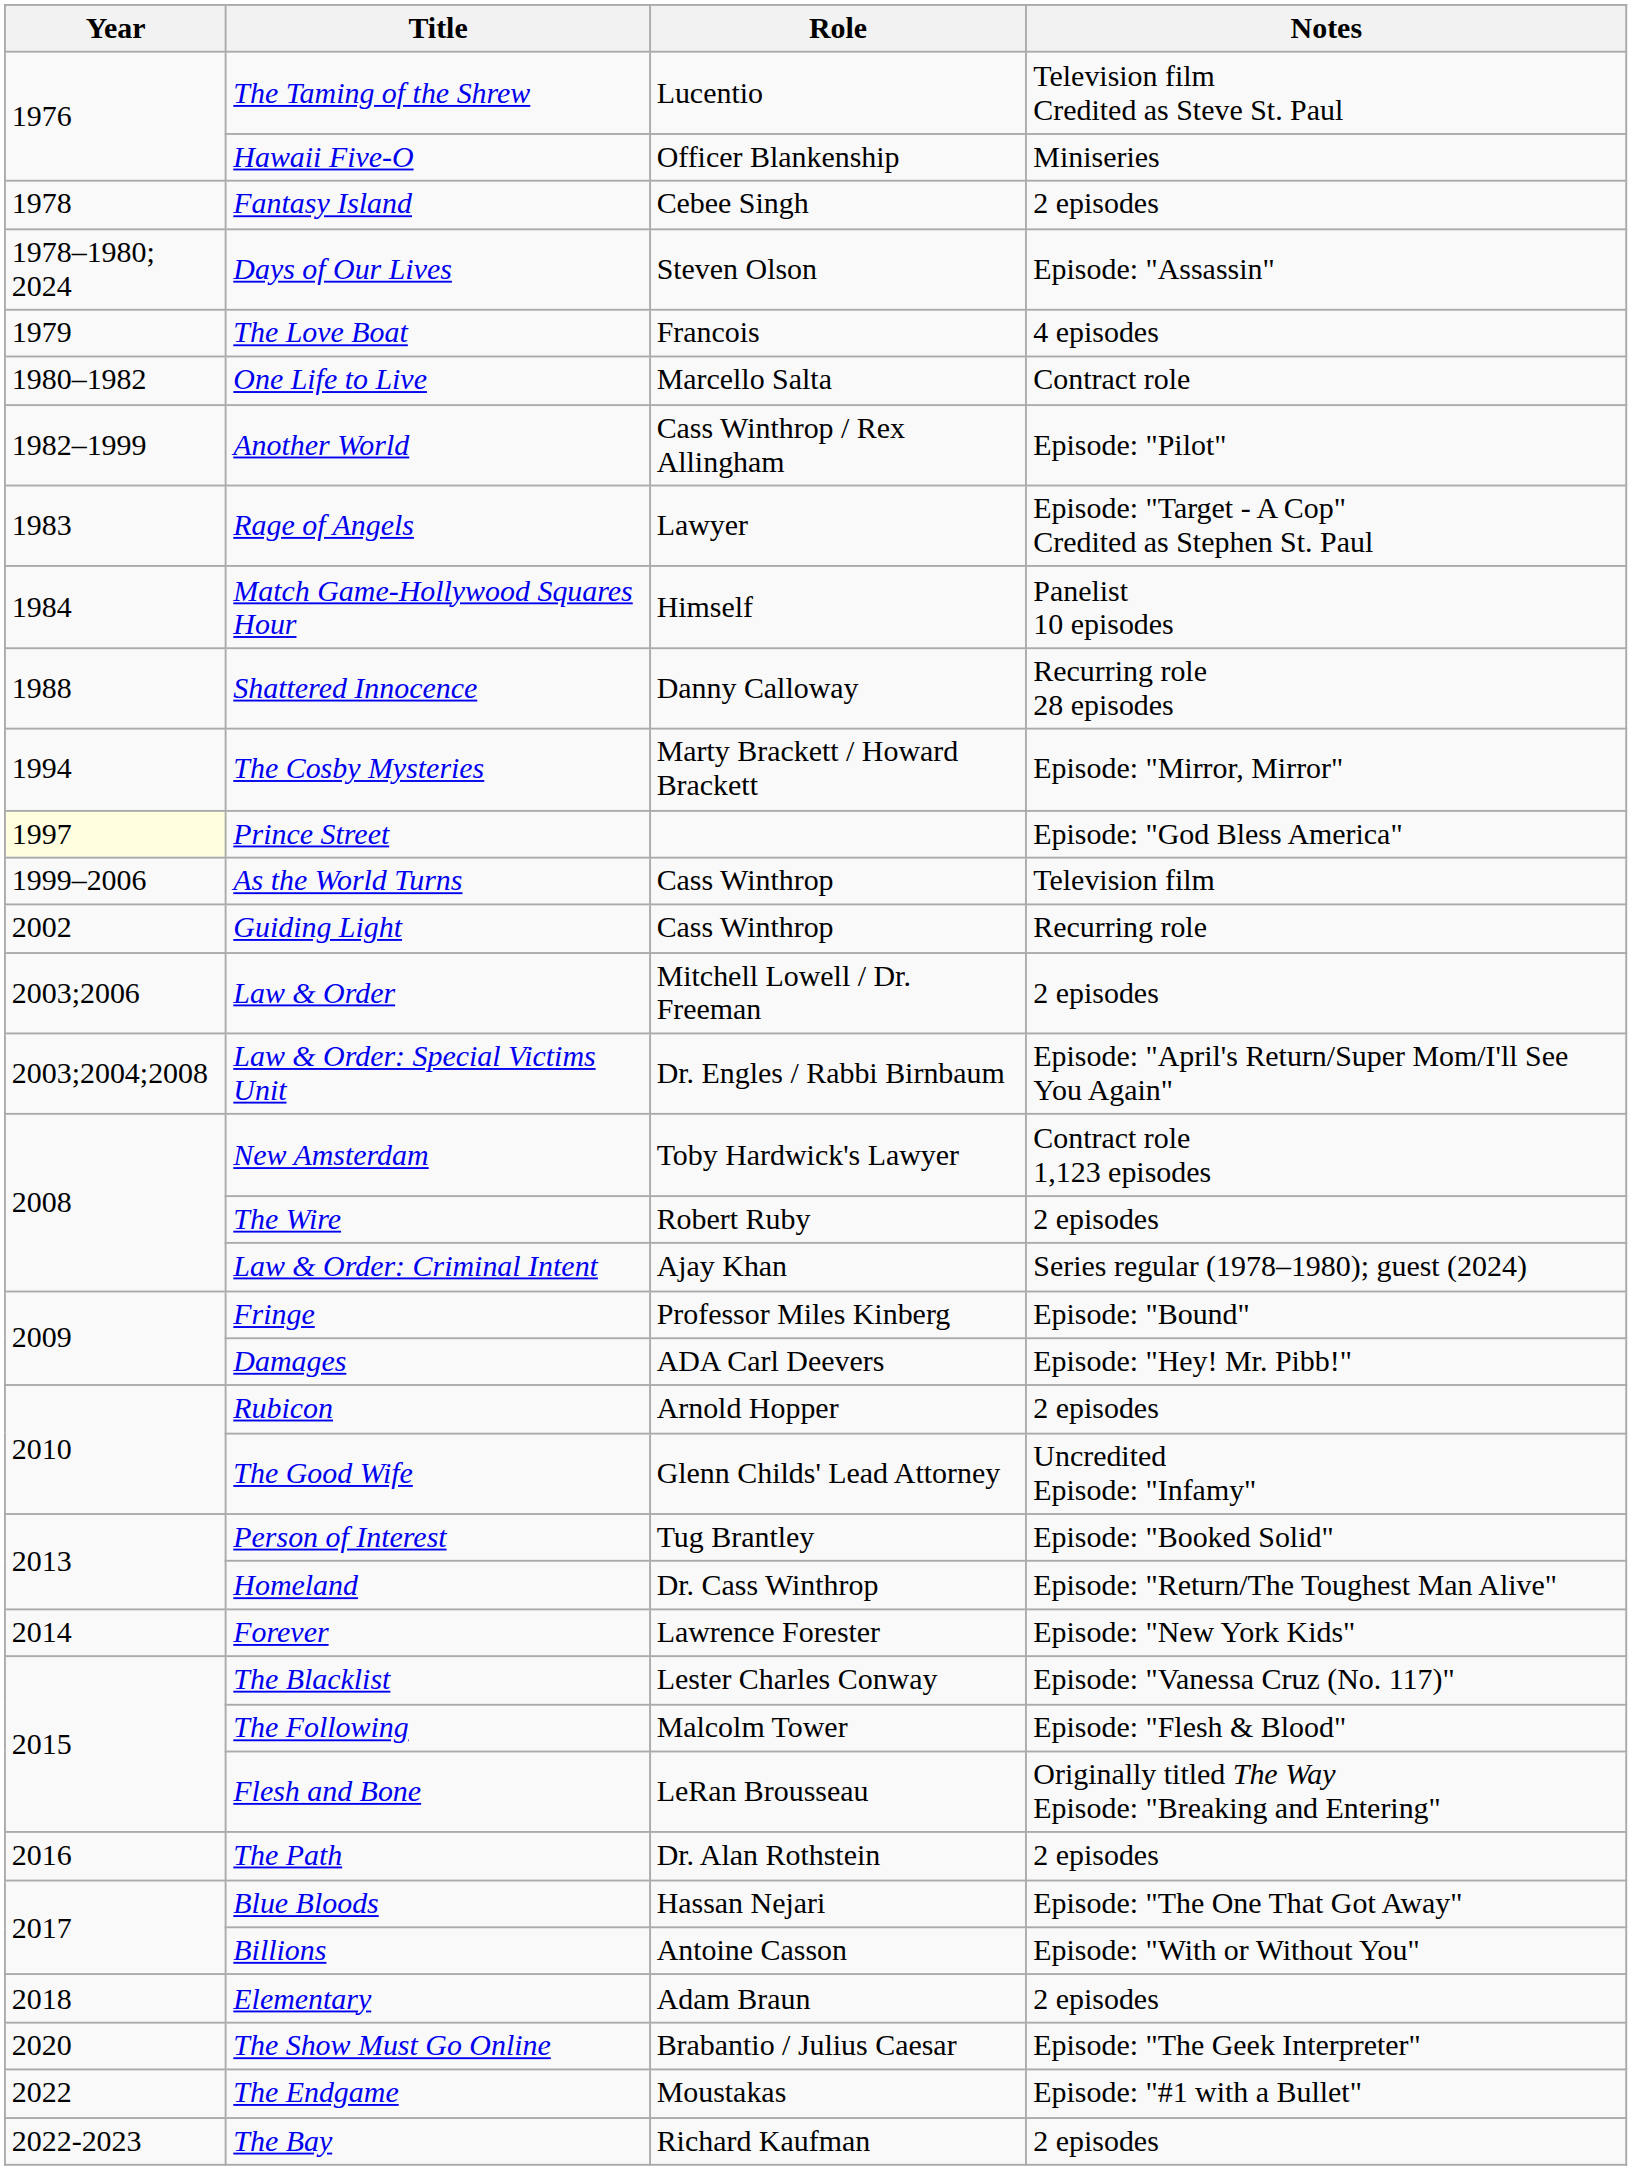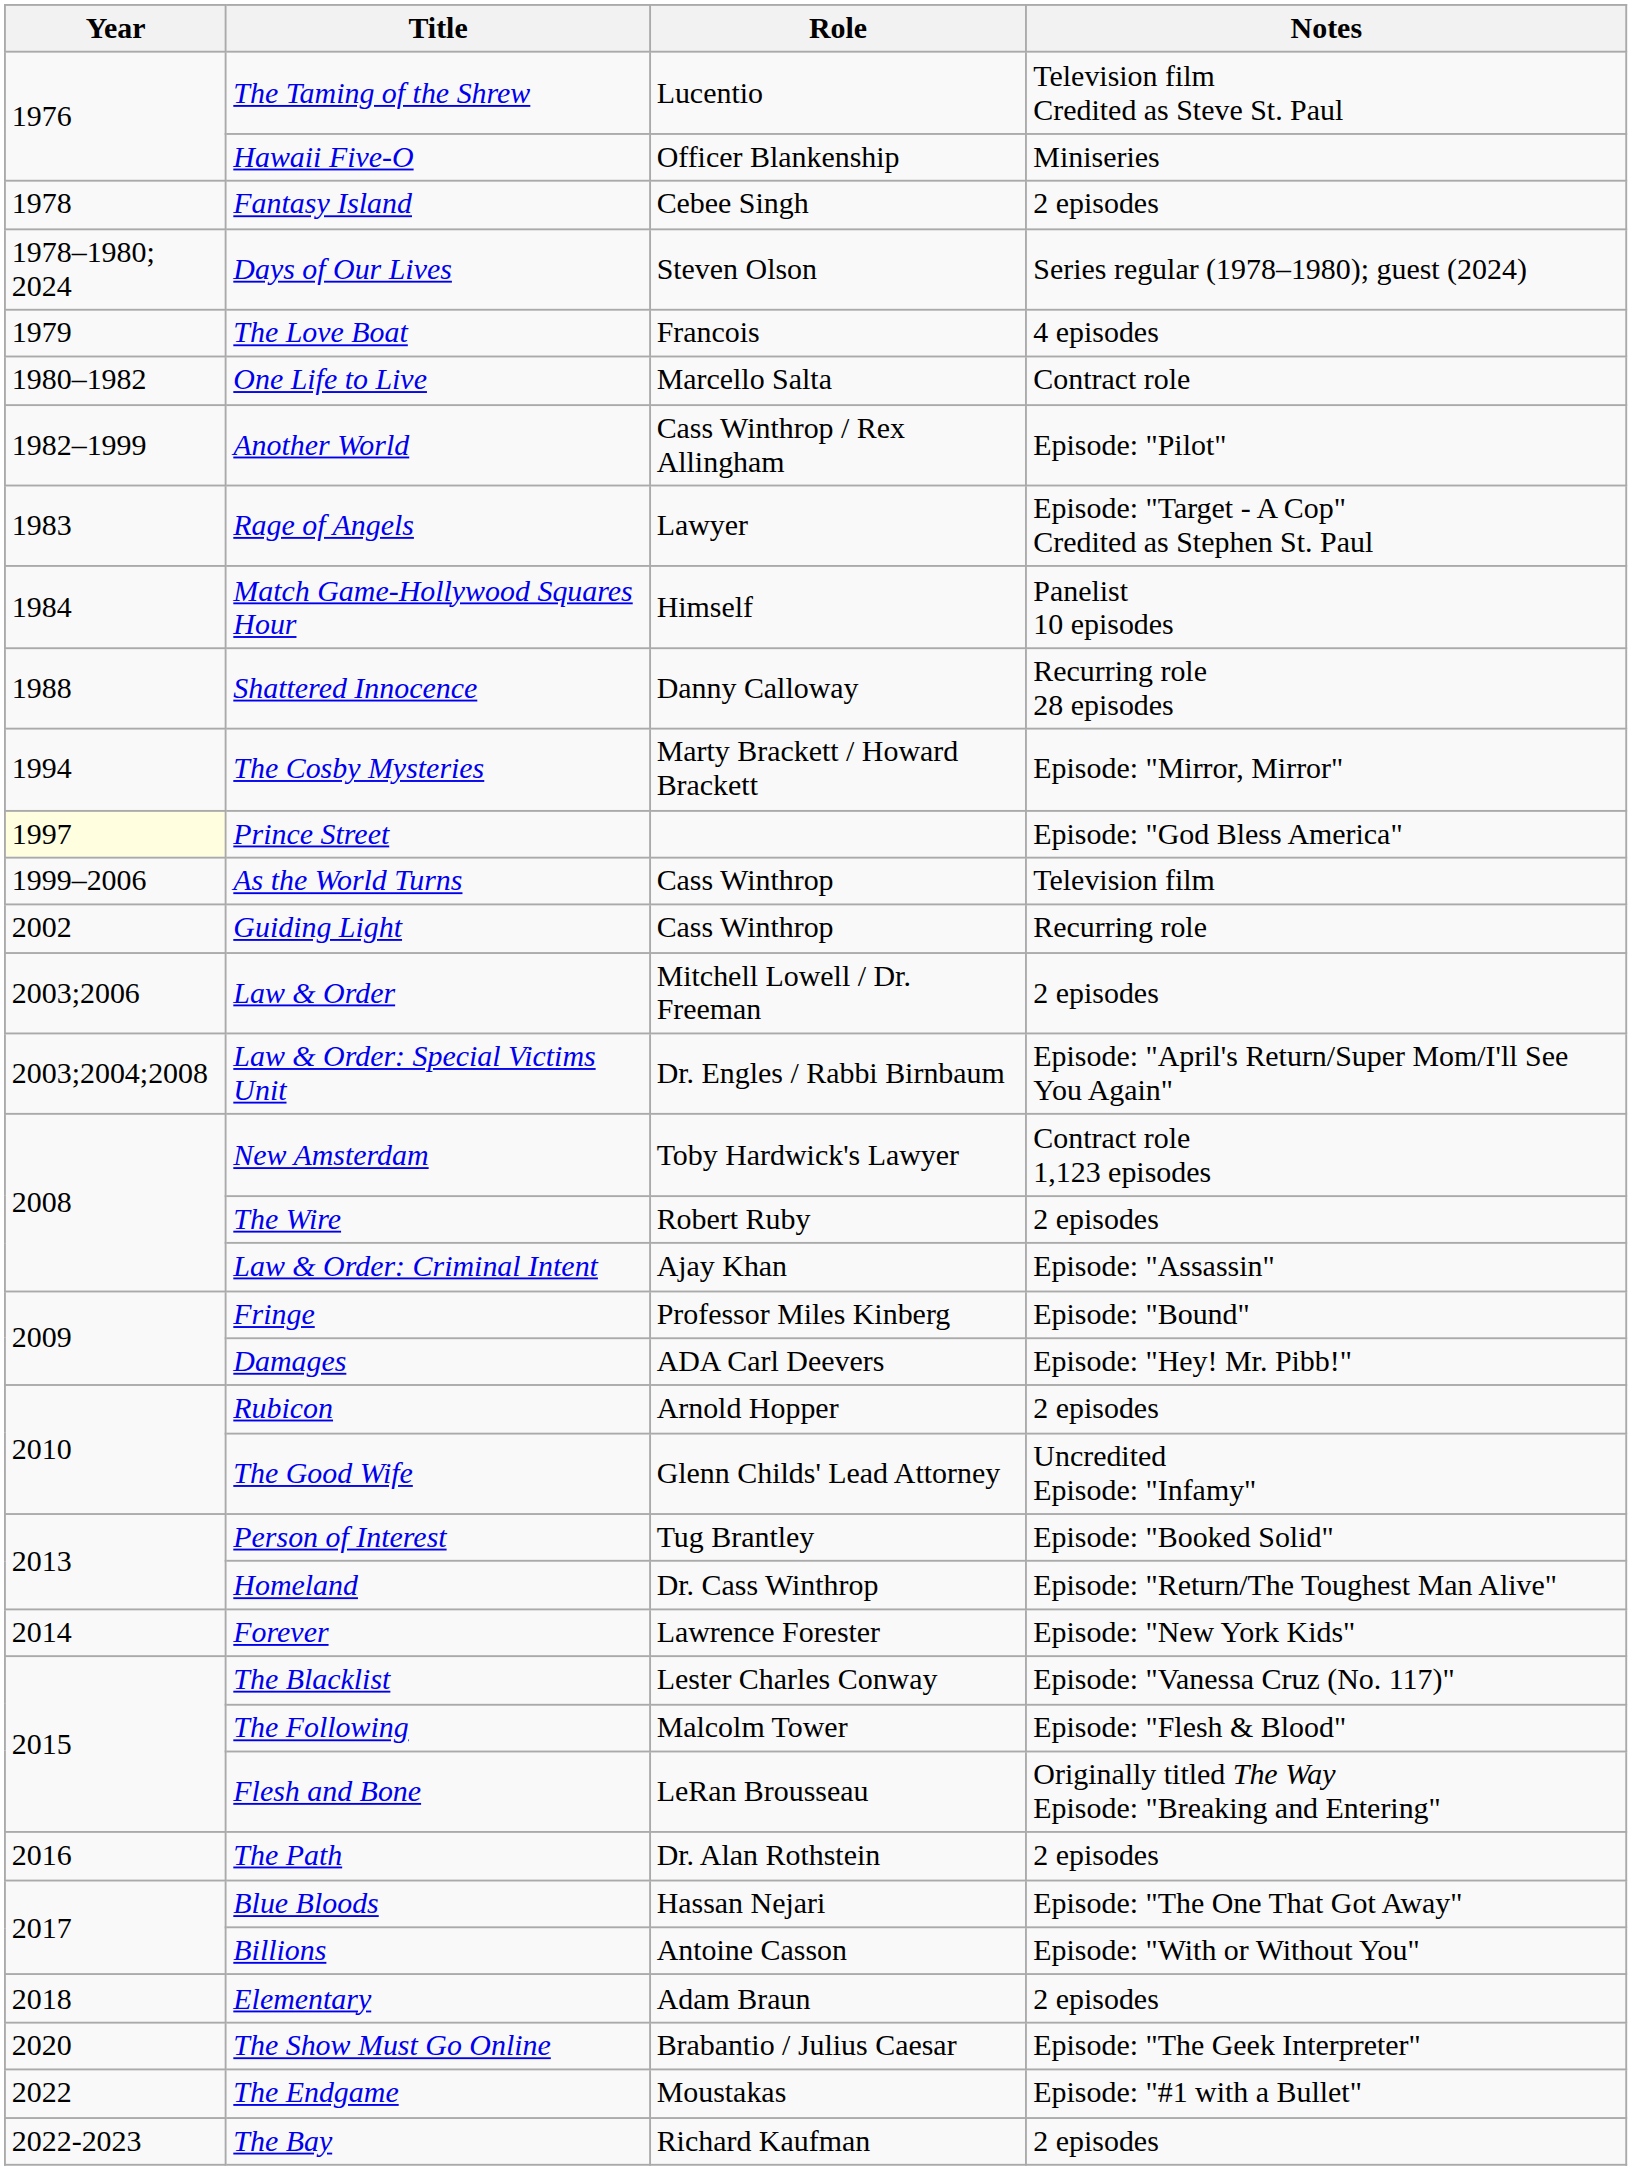(1154, 268) Episode: "Assassin" -> (1280, 268) Series regular (1978–1980); guest (2024)
(1280, 1266) Series regular (1978–1980); guest (2024) -> (1154, 1266) Episode: "Assassin"
